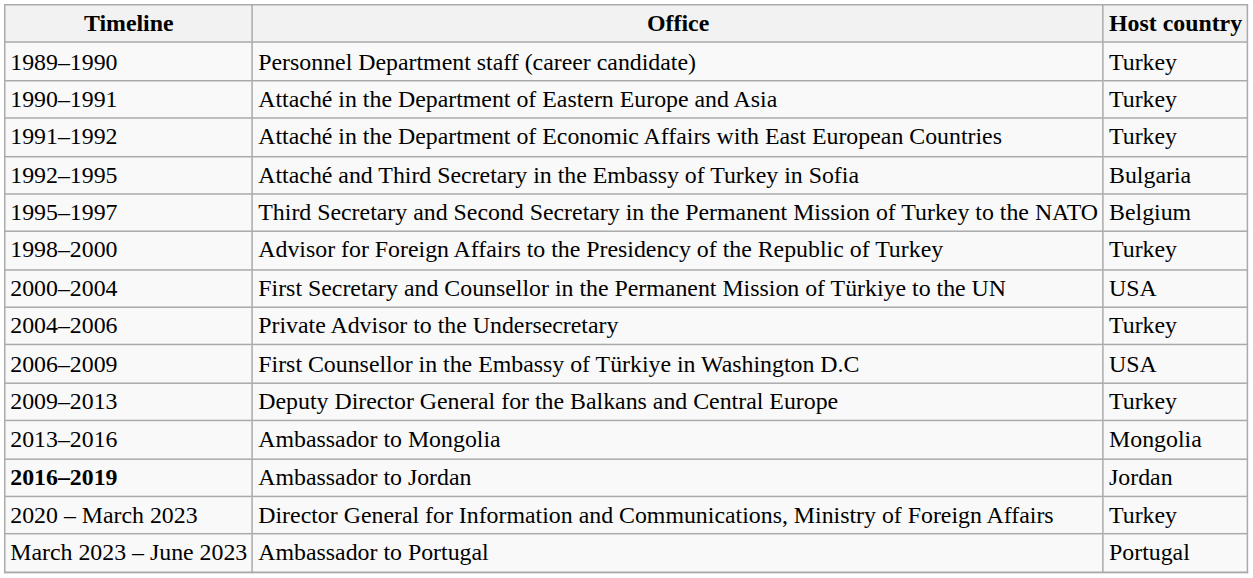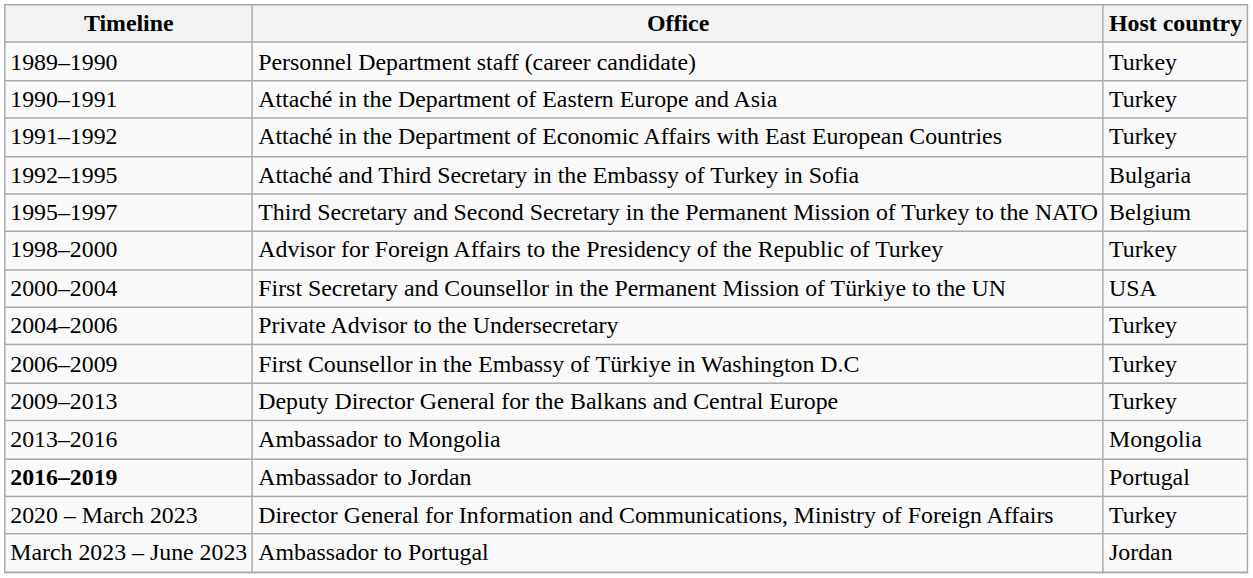(1133, 363) USA -> (1143, 363) Turkey
(1141, 477) Jordan -> (1149, 477) Portugal
(1149, 552) Portugal -> (1141, 552) Jordan
